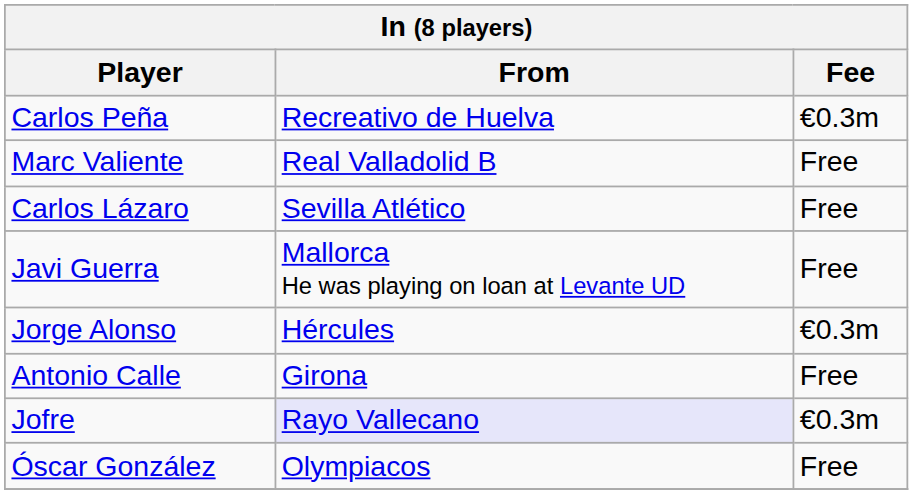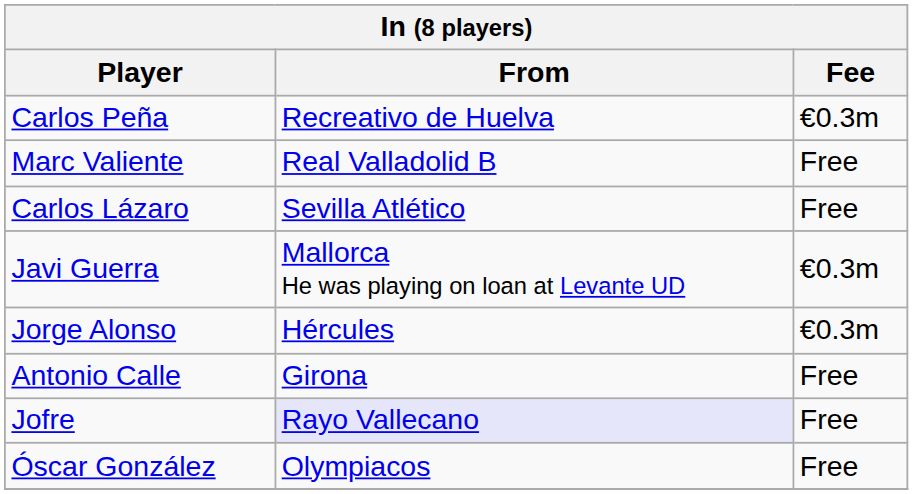(829, 268) Free -> (839, 268) €0.3m
(839, 420) €0.3m -> (829, 420) Free
